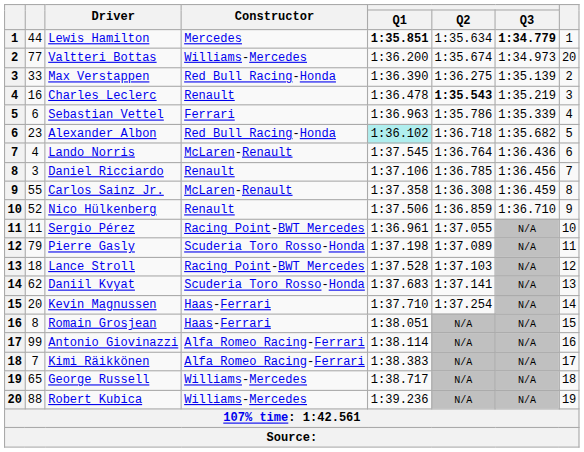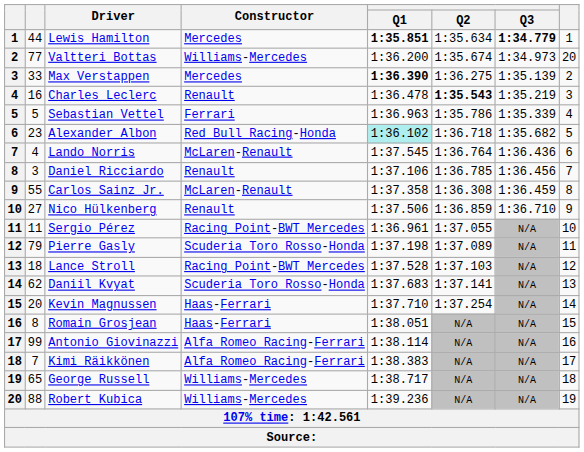(260, 77) Red Bull Racing-Honda -> (213, 77) Mercedes
(400, 77) normal -> (400, 77) bold
(35, 115) 6 -> (35, 115) 5
(35, 210) 52 -> (35, 210) 27
